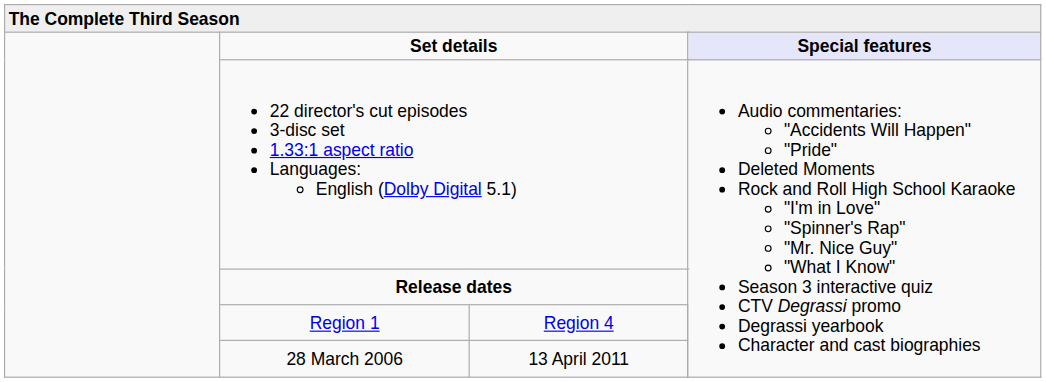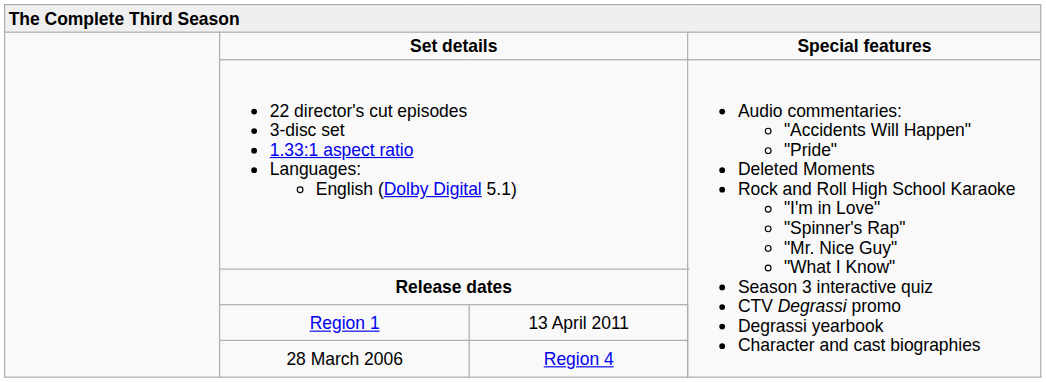(864, 46) lavender background -> (864, 46) no background
(579, 323) Region 4 -> (579, 323) 13 April 2011
(579, 359) 13 April 2011 -> (579, 359) Region 4
